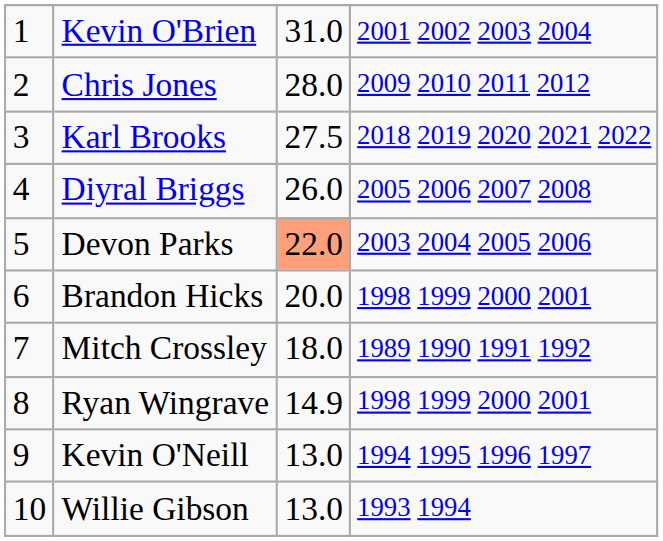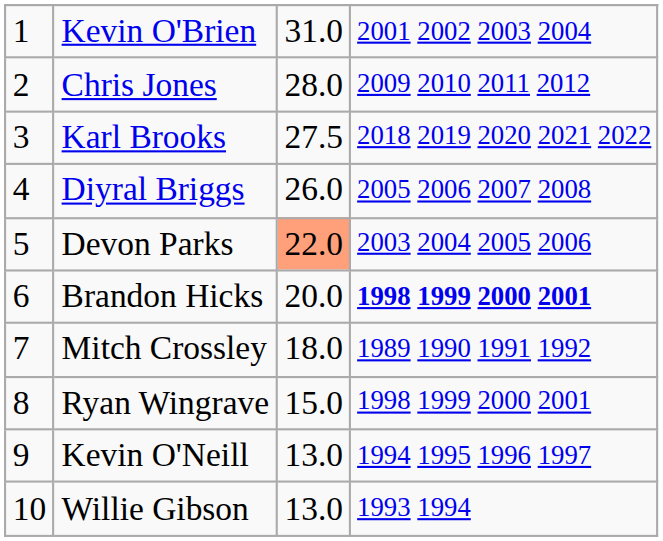(474, 296) normal -> (474, 296) bold
(314, 402) 14.9 -> (314, 402) 15.0
